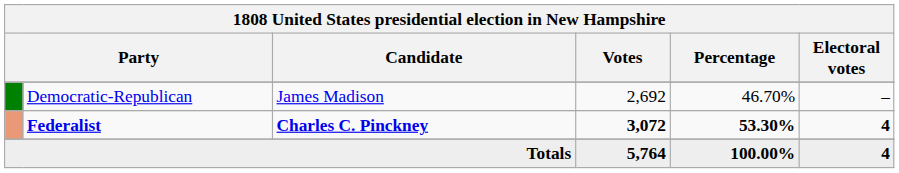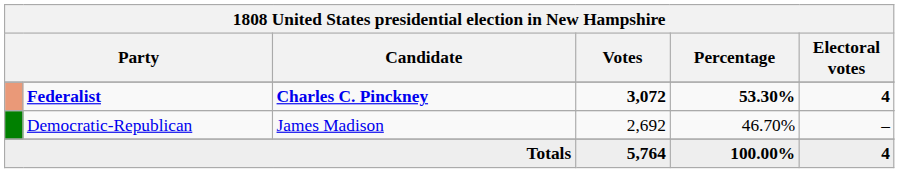rows swapped: (64, 125) <-> (110, 96)
